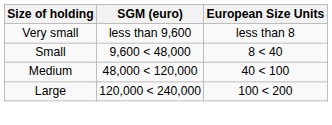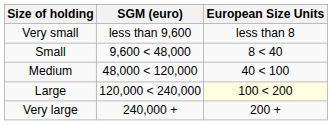(265, 91) no background -> (265, 91) lightyellow background
+ row: (50, 110)
